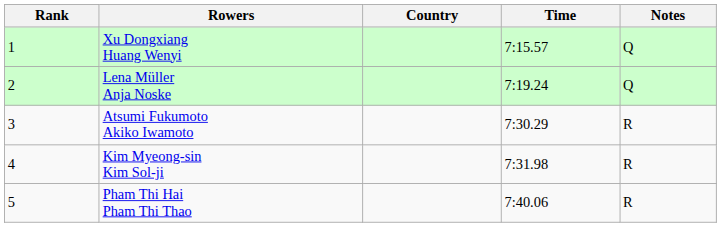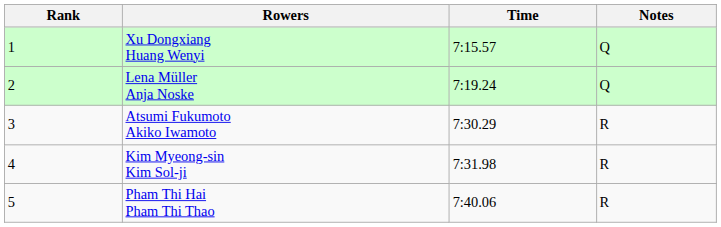- column: (432, 15)
